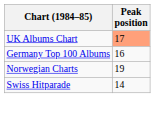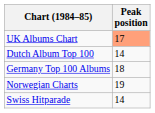+ row: (50, 54)
(119, 54) 16 -> (119, 69) 18
